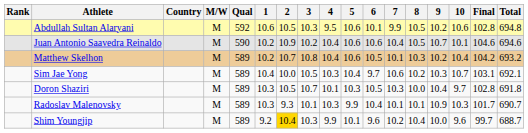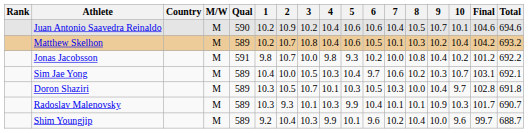- row: (84, 27)
+ row: (66, 58)
(287, 120) gold background -> (287, 120) no background
